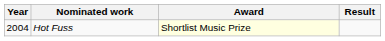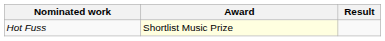- column: (18, 12)
